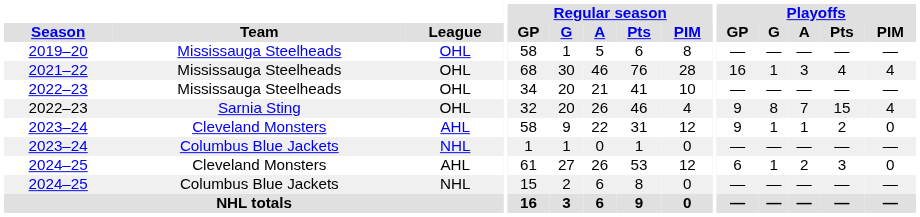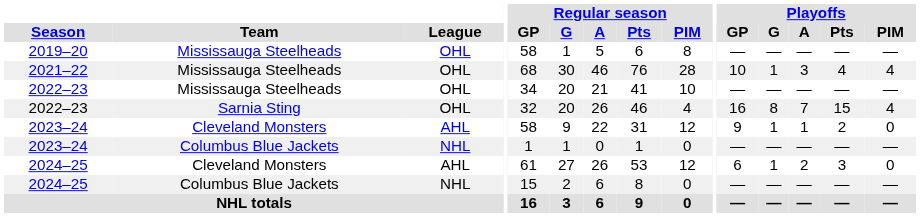(737, 70) 16 -> (737, 70) 10
(737, 108) 9 -> (737, 108) 16
